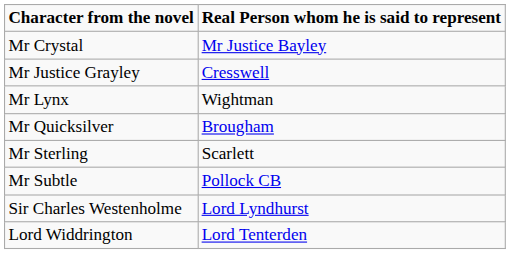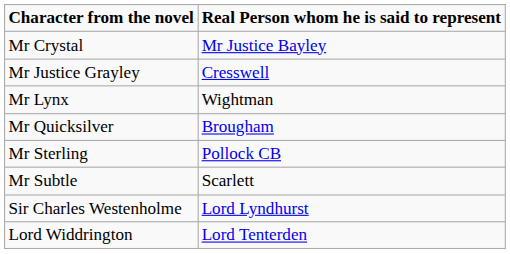(228, 153) Scarlett -> (241, 153) Pollock CB
(241, 180) Pollock CB -> (228, 180) Scarlett
